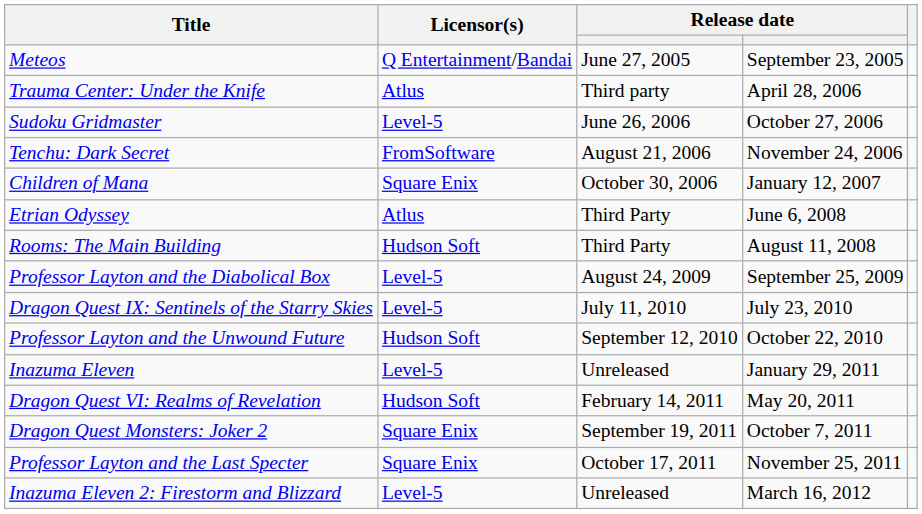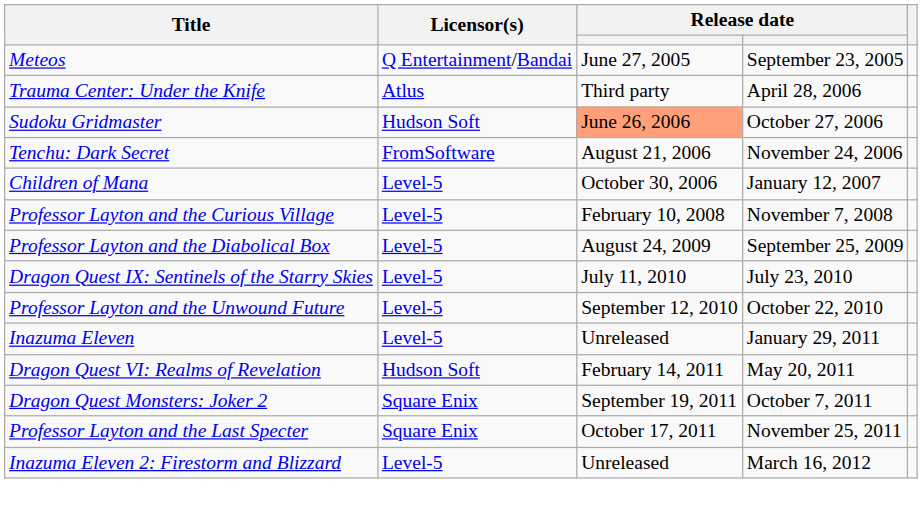(412, 121) Level-5 -> (431, 121) Hudson Soft
(636, 121) no background -> (636, 121) lightsalmon background
(430, 183) Square Enix -> (412, 183) Level-5
+ row: (172, 214)
- row: (69, 214)
- row: (115, 245)
(431, 338) Hudson Soft -> (412, 307) Level-5
